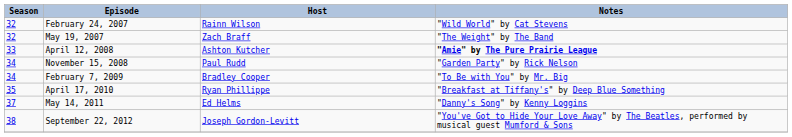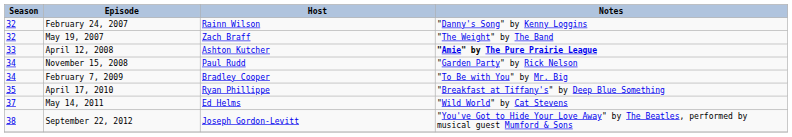(502, 24) "Wild World" by Cat Stevens -> (512, 24) "Danny's Song" by Kenny Loggins
(512, 103) "Danny's Song" by Kenny Loggins -> (502, 103) "Wild World" by Cat Stevens
